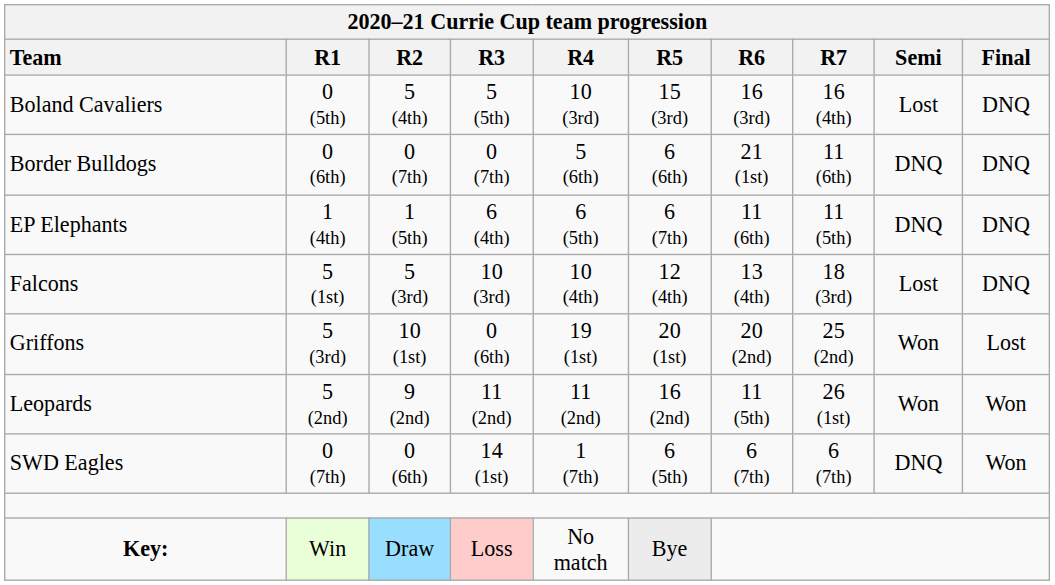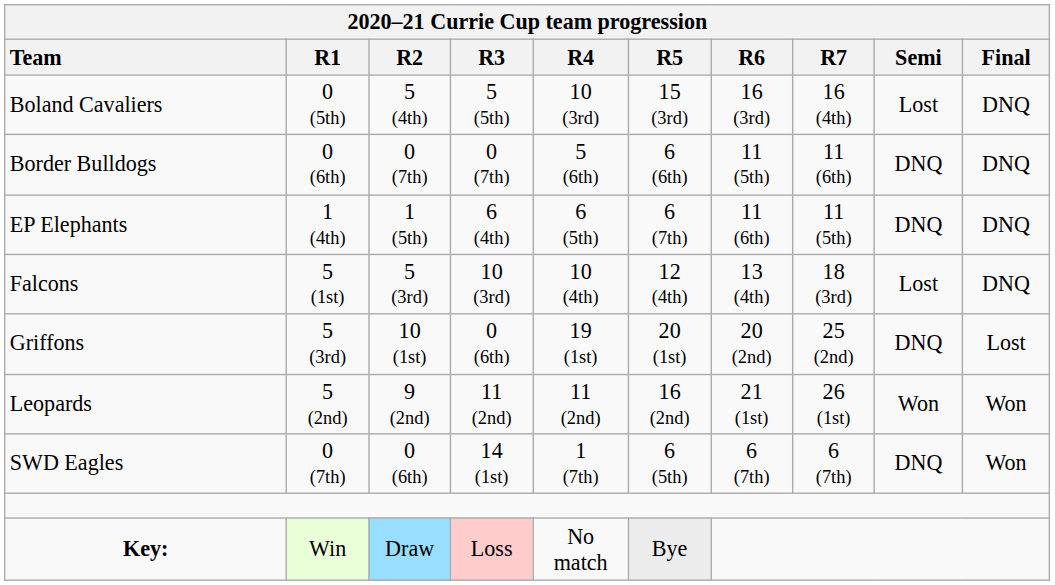(752, 164) 21 (1st) -> (752, 164) 11 (5th)
(918, 343) Won -> (918, 343) DNQ
(752, 403) 11 (5th) -> (752, 403) 21 (1st)
